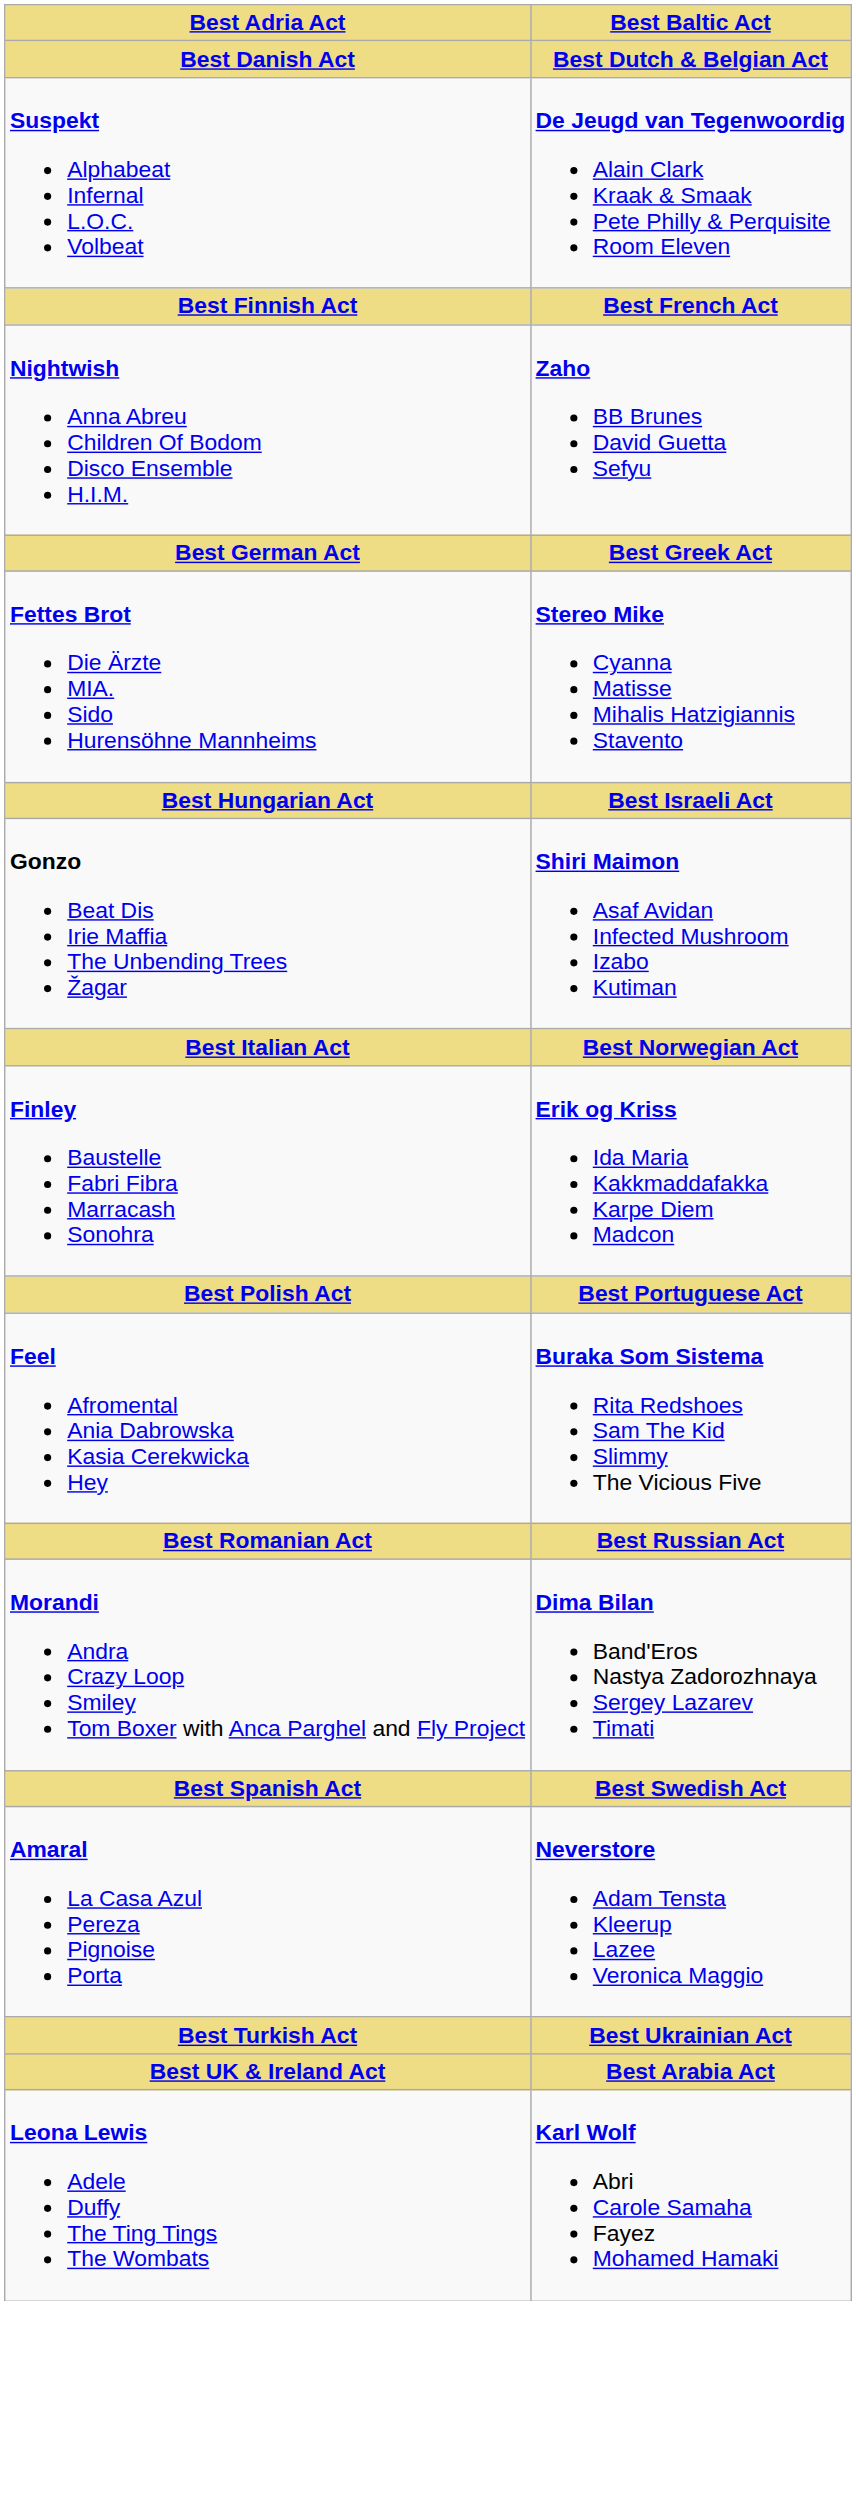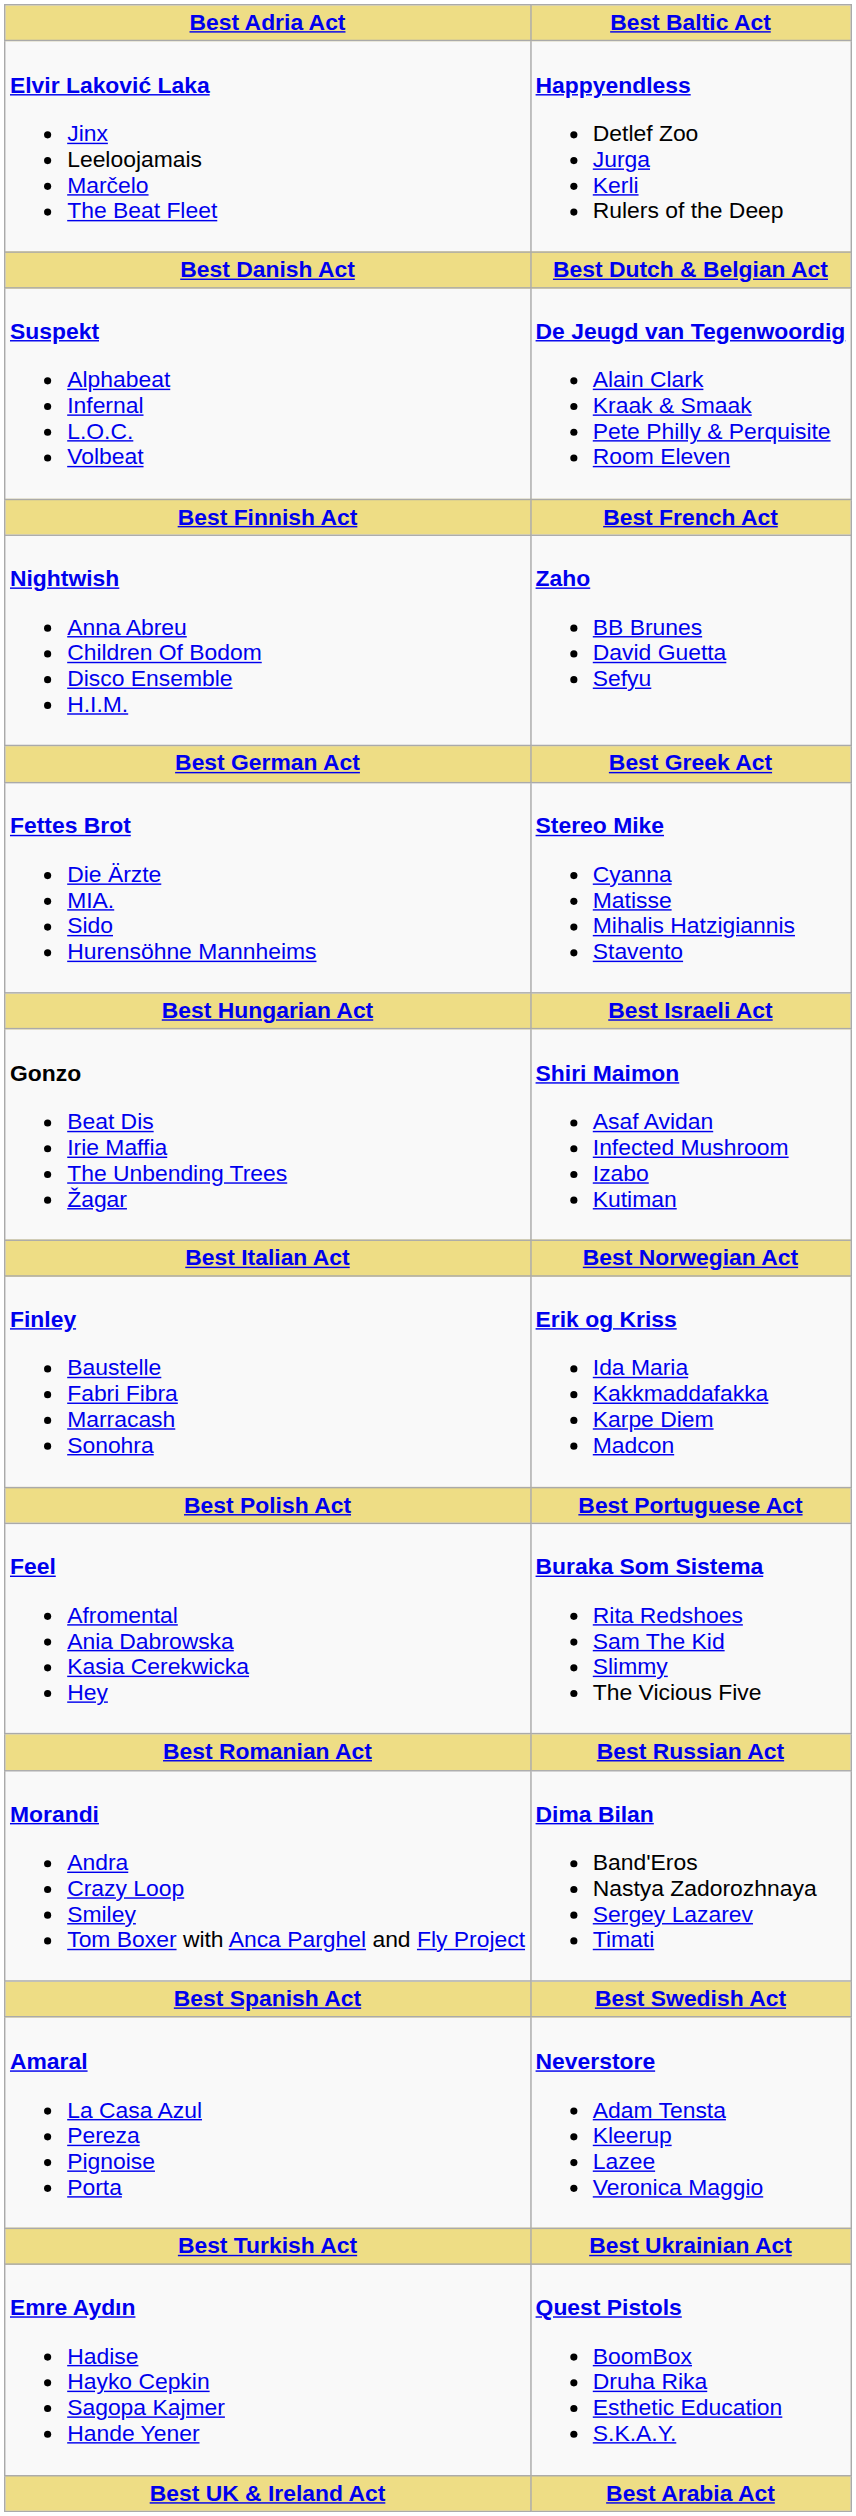+ row: (268, 148)
+ row: (268, 2371)
- row: (268, 2197)
